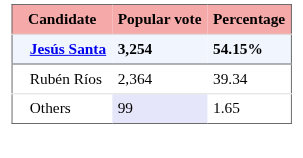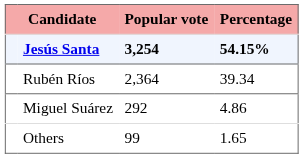+ row: (68, 108)
(125, 108) lavender background -> (132, 138) no background
